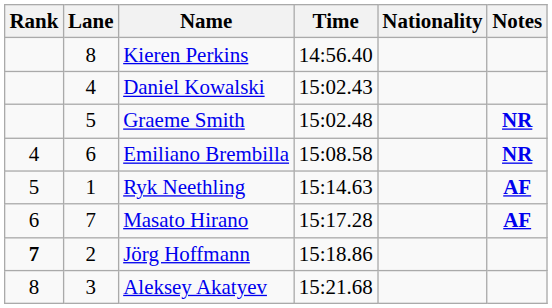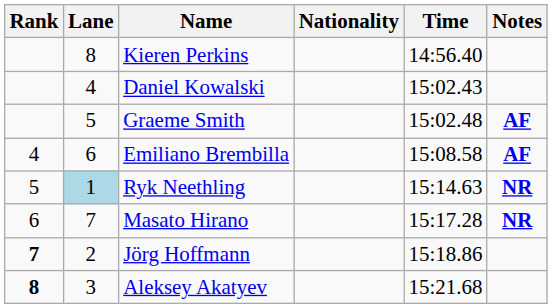columns swapped: (432, 21) <-> (336, 21)
(517, 120) NR -> (517, 120) AF
(517, 154) NR -> (517, 154) AF
(91, 187) no background -> (91, 187) lightblue background
(517, 187) AF -> (517, 187) NR
(517, 220) AF -> (517, 220) NR
(34, 287) normal -> (34, 287) bold
